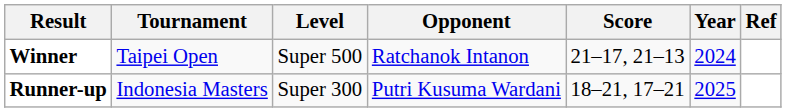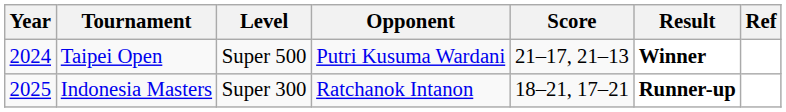columns swapped: (715, 21) <-> (58, 21)
(450, 56) Ratchanok Intanon -> (411, 56) Putri Kusuma Wardani
(466, 90) Putri Kusuma Wardani -> (395, 90) Ratchanok Intanon
